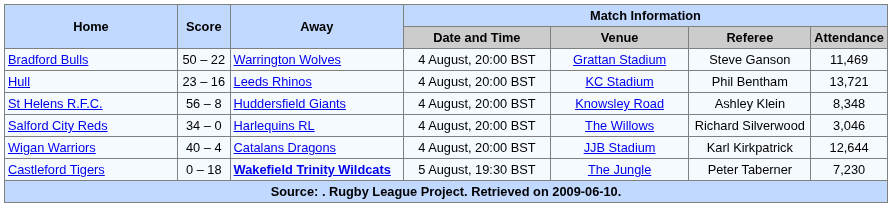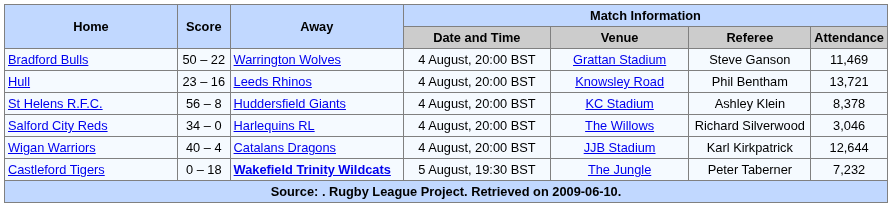(620, 82) KC Stadium -> (620, 82) Knowsley Road
(620, 104) Knowsley Road -> (620, 104) KC Stadium
(849, 104) 8,348 -> (849, 104) 8,378
(849, 170) 7,230 -> (849, 170) 7,232
